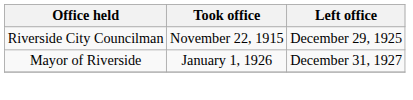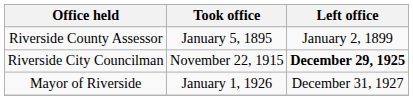+ row: (86, 38)
(346, 38) normal -> (348, 60) bold
